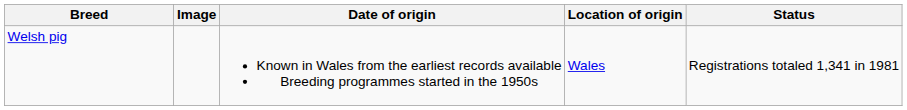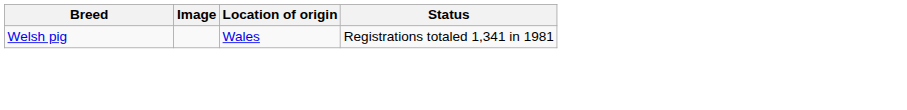- column: (392, 15)
